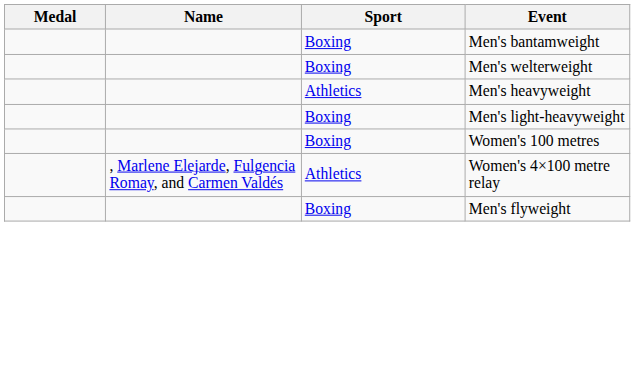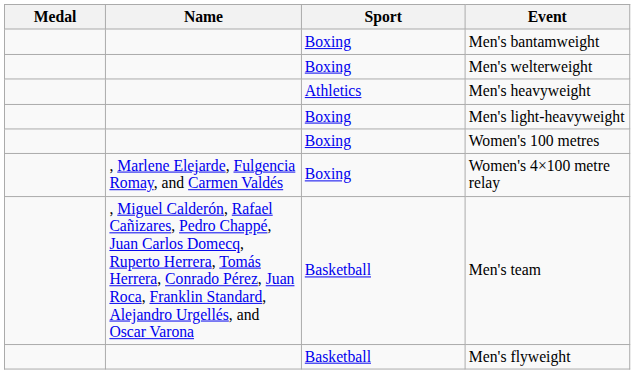(333, 174) Athletics -> (328, 174) Boxing
+ row: (505, 270)
(328, 208) Boxing -> (338, 356) Basketball
